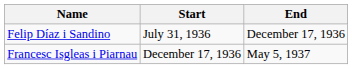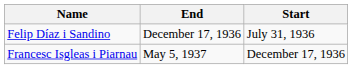columns swapped: (192, 14) <-> (296, 14)
